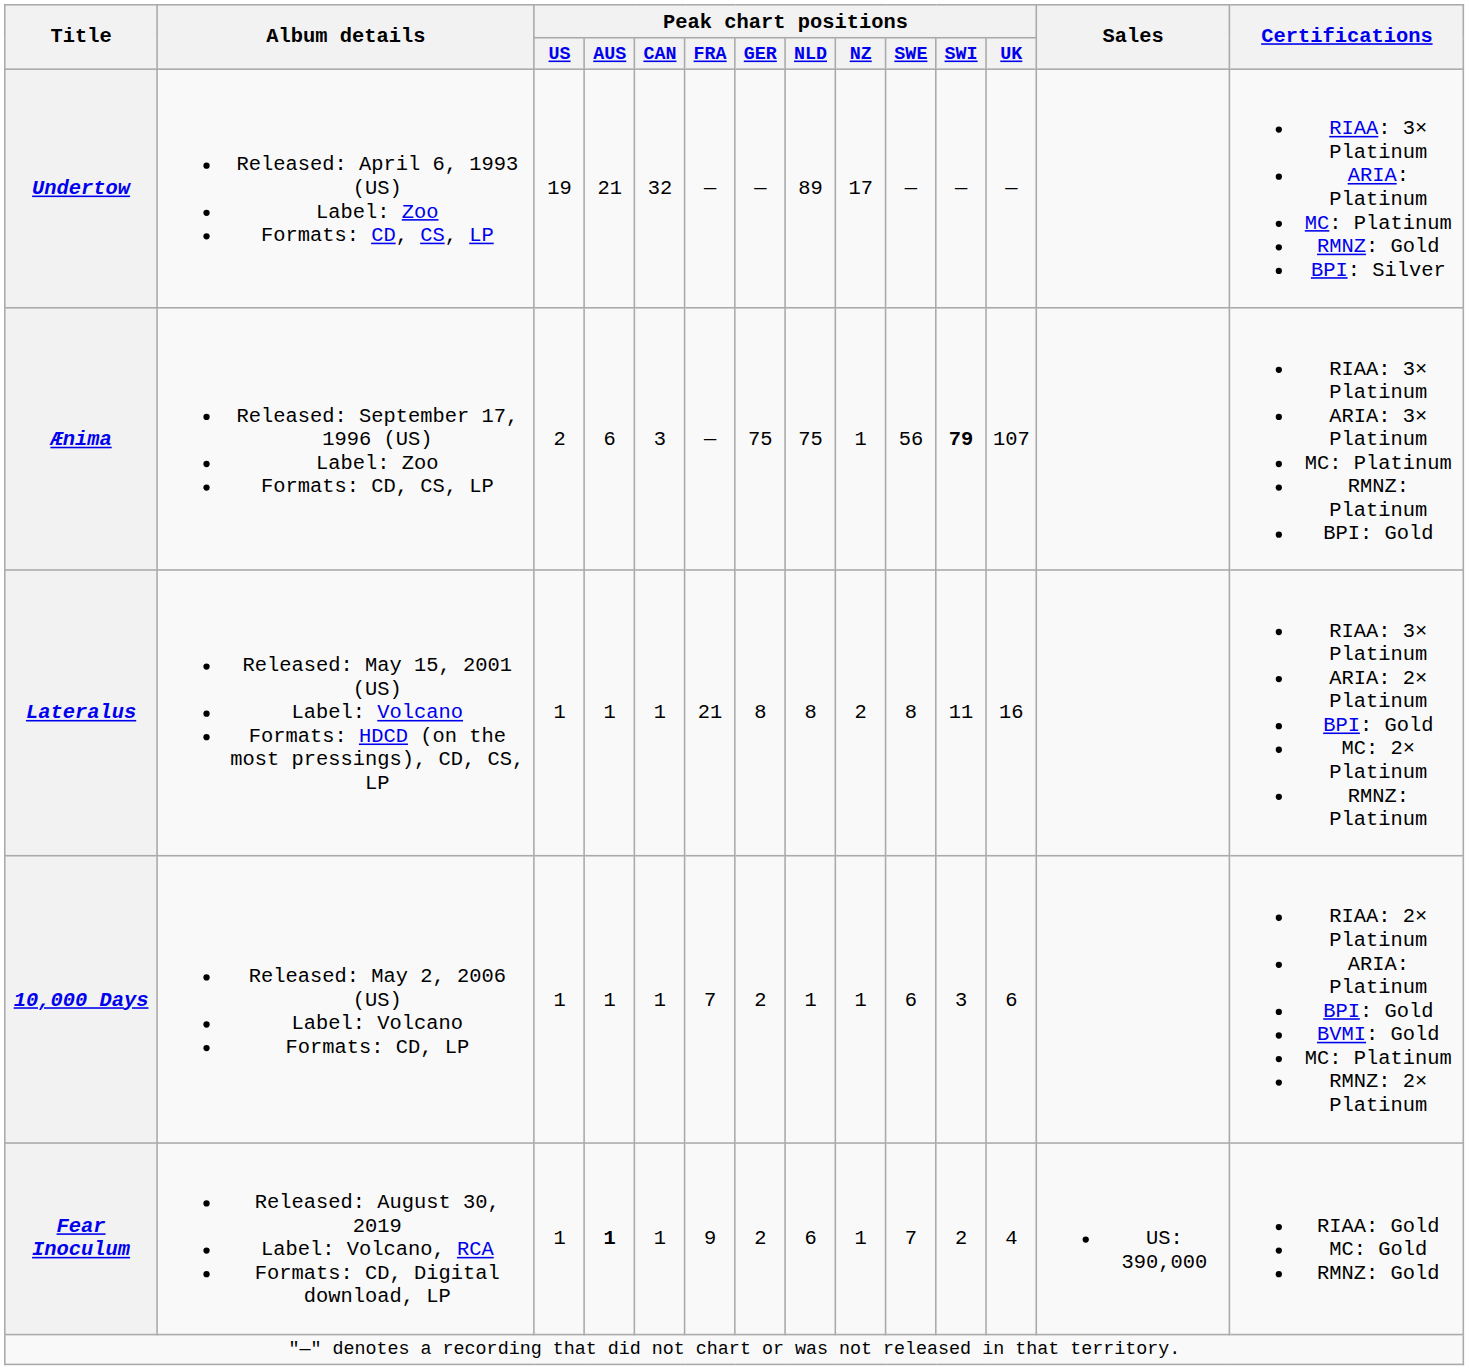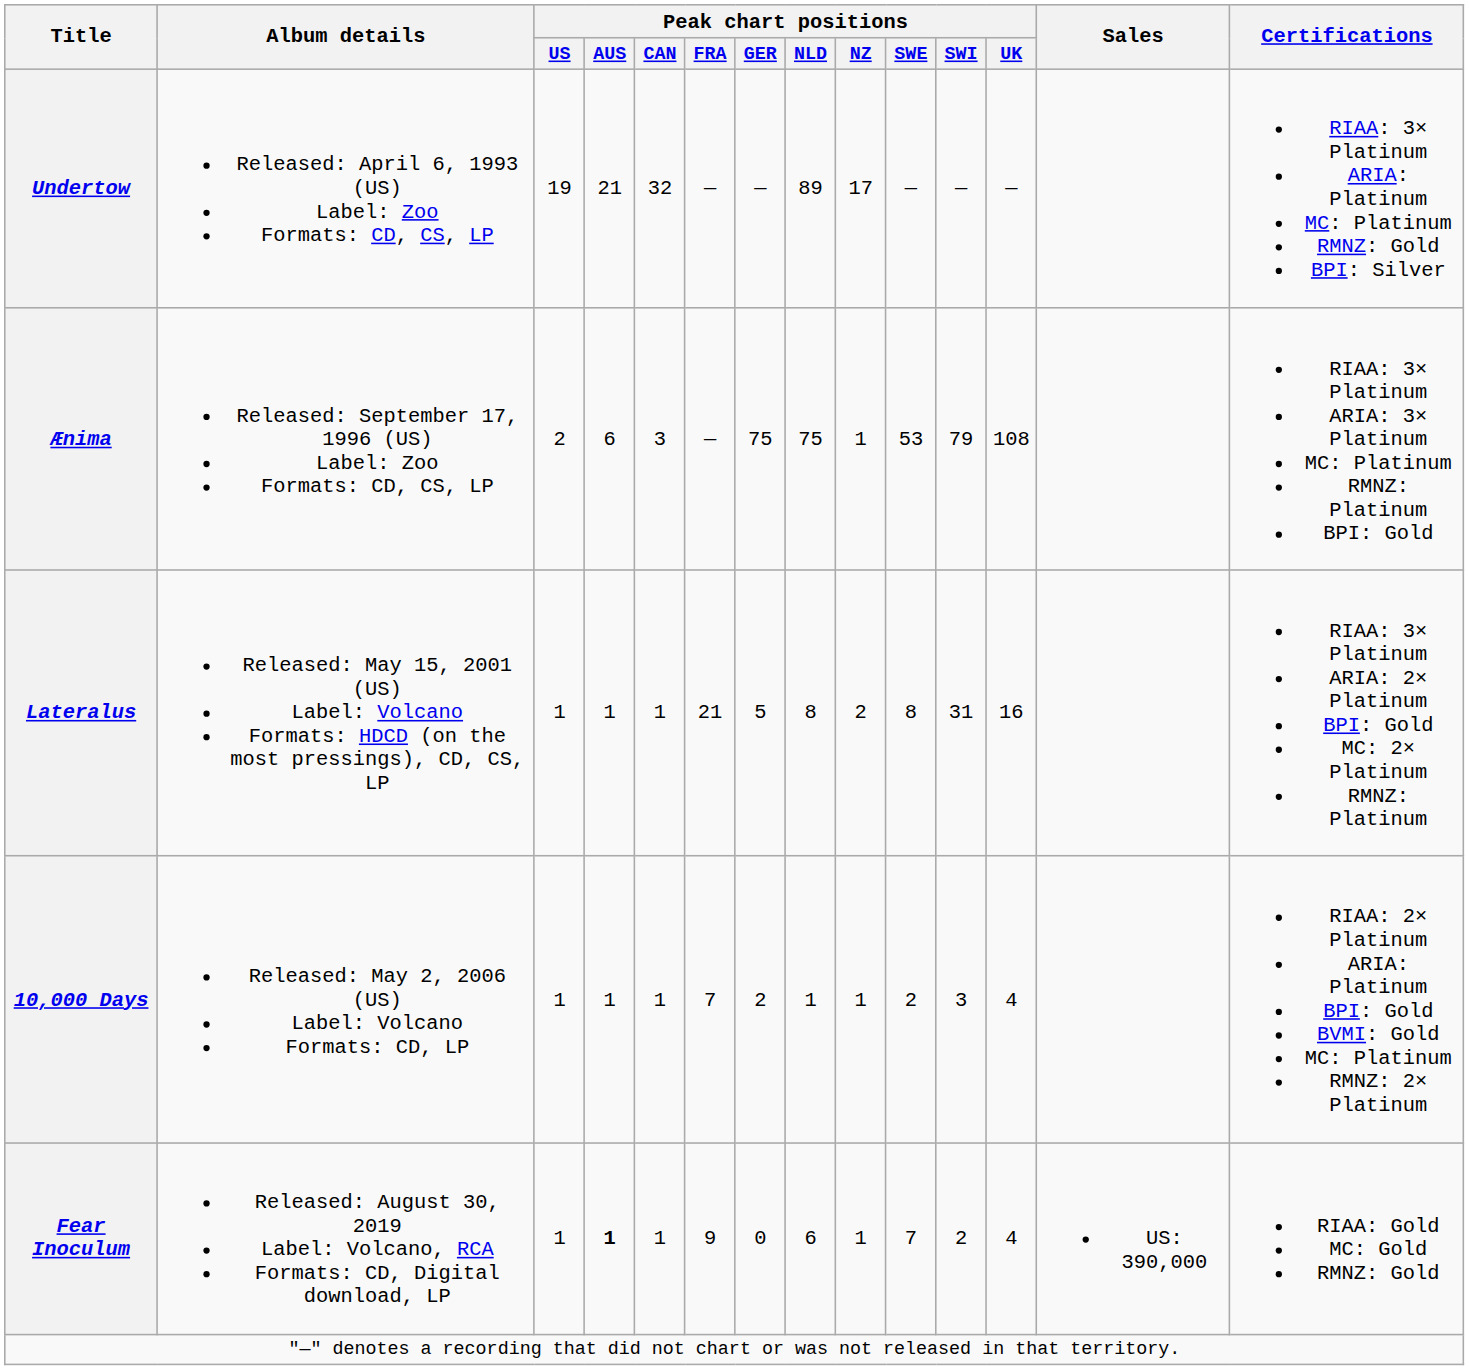(911, 439) 56 -> (911, 439) 53
(961, 439) bold -> (961, 439) normal
(1011, 439) 107 -> (1011, 439) 108
(760, 713) 8 -> (760, 713) 5
(961, 713) 11 -> (961, 713) 31
(911, 999) 6 -> (911, 999) 2
(1011, 999) 6 -> (1011, 999) 4
(760, 1238) 2 -> (760, 1238) 0
